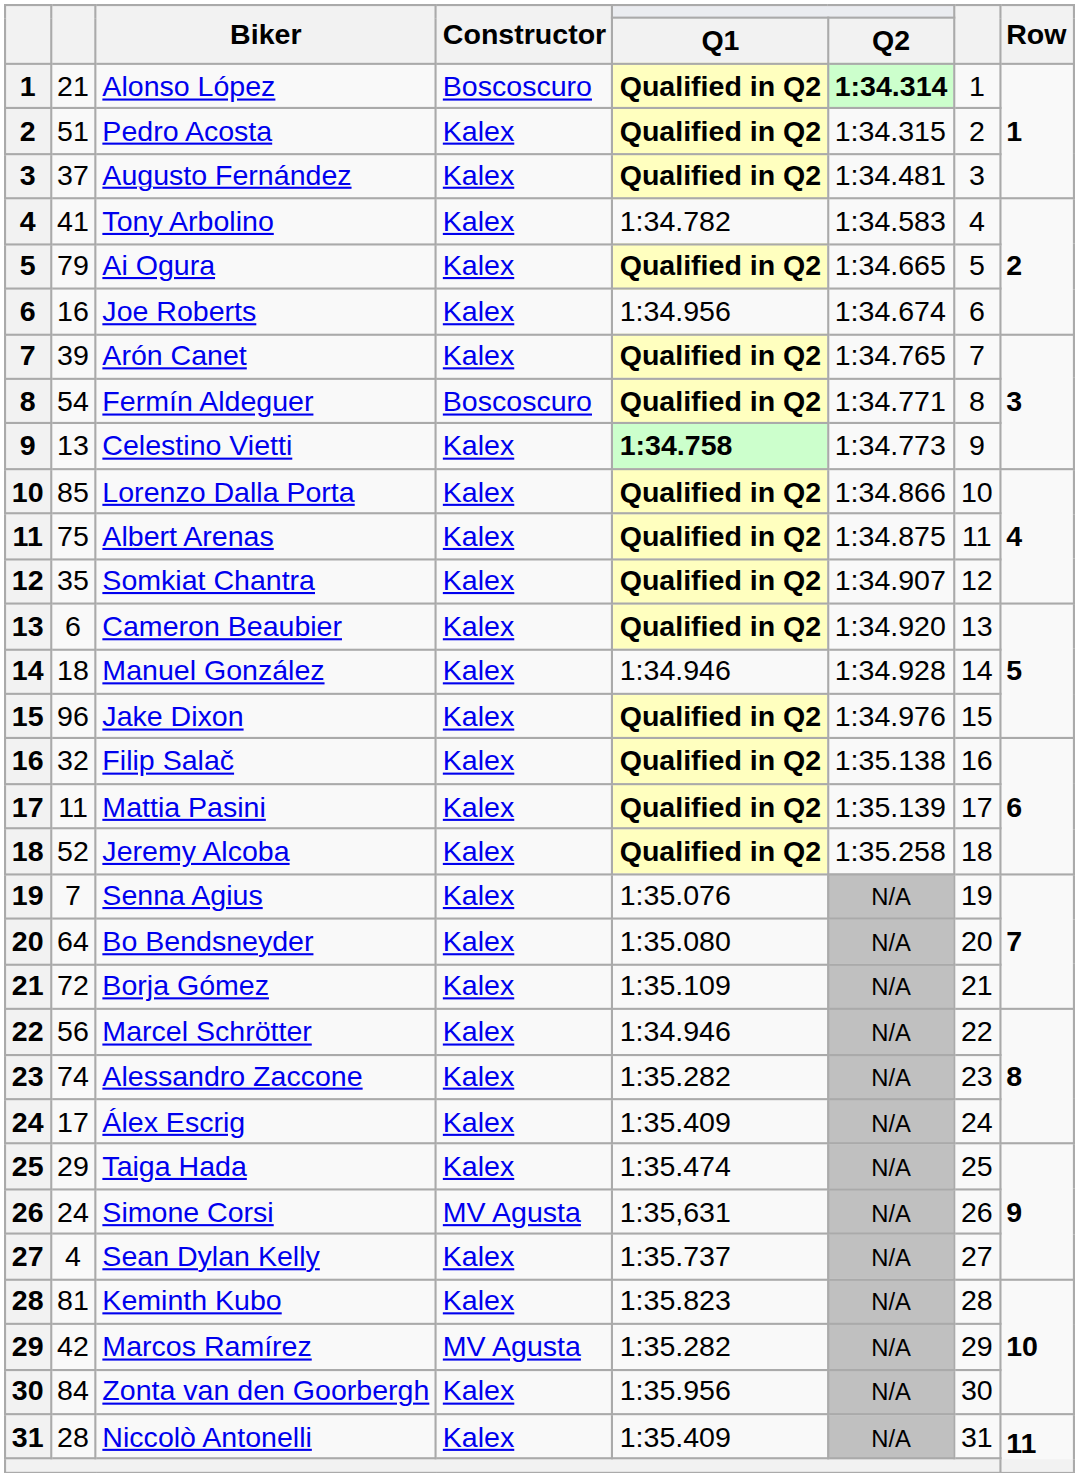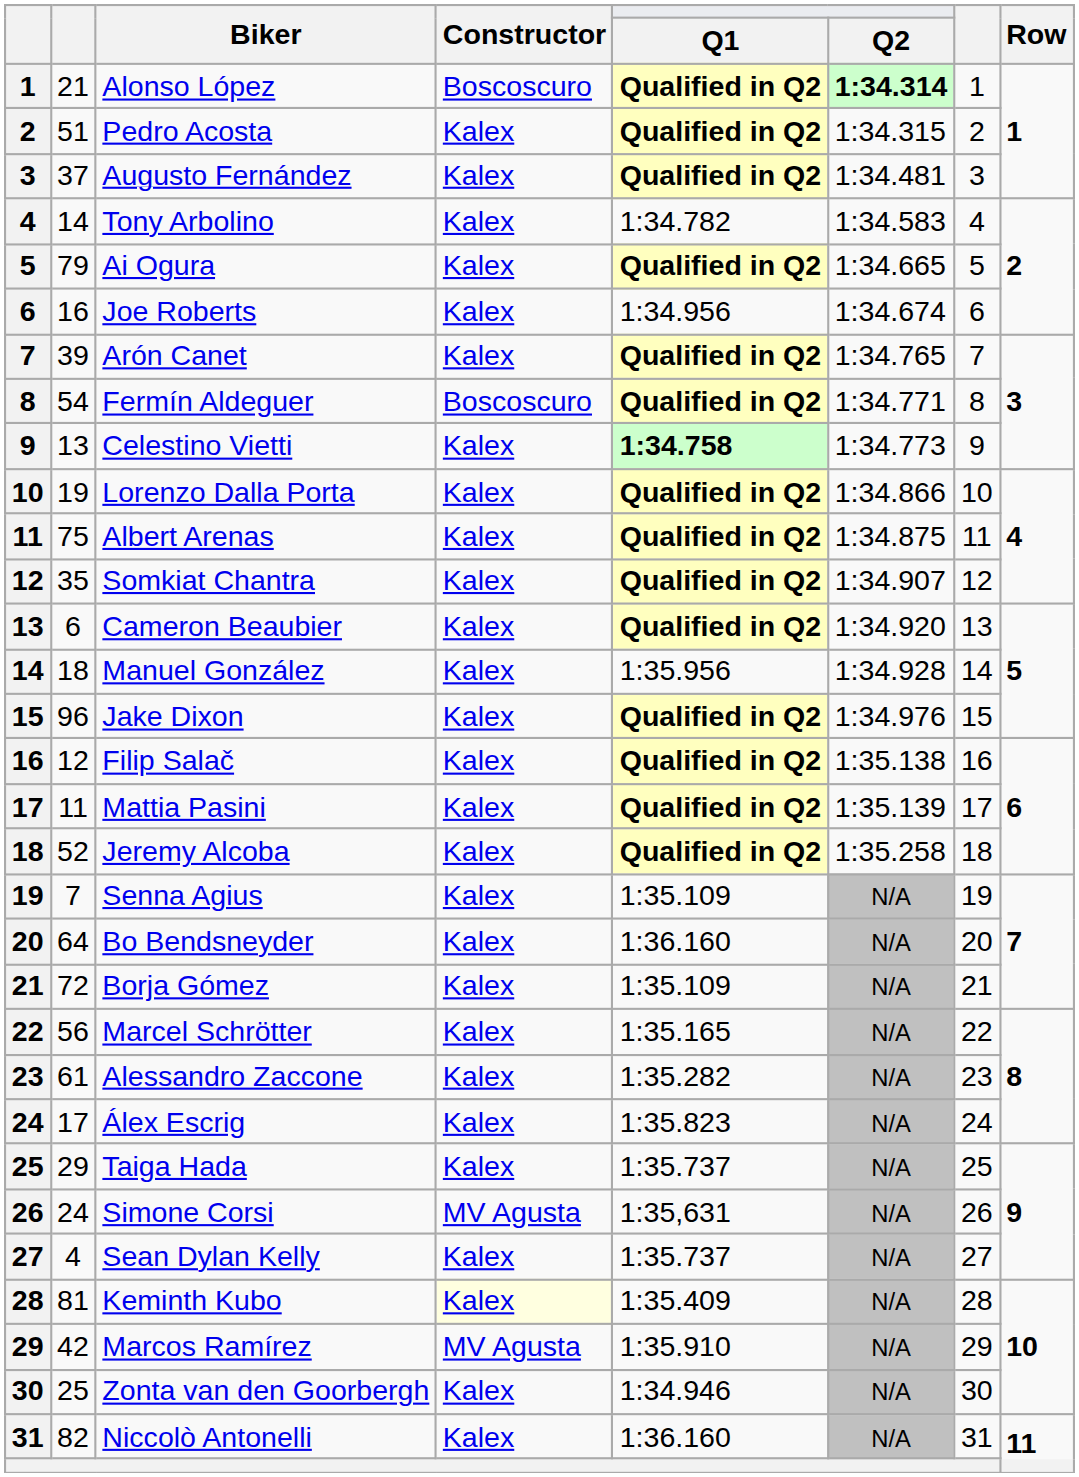(73, 221) 41 -> (73, 221) 14
(73, 491) 85 -> (73, 491) 19
(675, 671) 1:34.946 -> (675, 671) 1:35.956
(73, 761) 32 -> (73, 761) 12
(675, 896) 1:35.076 -> (675, 896) 1:35.109
(675, 941) 1:35.080 -> (675, 941) 1:36.160
(675, 1031) 1:34.946 -> (675, 1031) 1:35.165
(73, 1076) 74 -> (73, 1076) 61
(675, 1121) 1:35.409 -> (675, 1121) 1:35.823
(675, 1166) 1:35.474 -> (675, 1166) 1:35.737
(479, 1301) no background -> (479, 1301) lightyellow background
(675, 1301) 1:35.823 -> (675, 1301) 1:35.409
(675, 1346) 1:35.282 -> (675, 1346) 1:35.910
(73, 1391) 84 -> (73, 1391) 25
(675, 1391) 1:35.956 -> (675, 1391) 1:34.946
(73, 1436) 28 -> (73, 1436) 82
(675, 1436) 1:35.409 -> (675, 1436) 1:36.160
